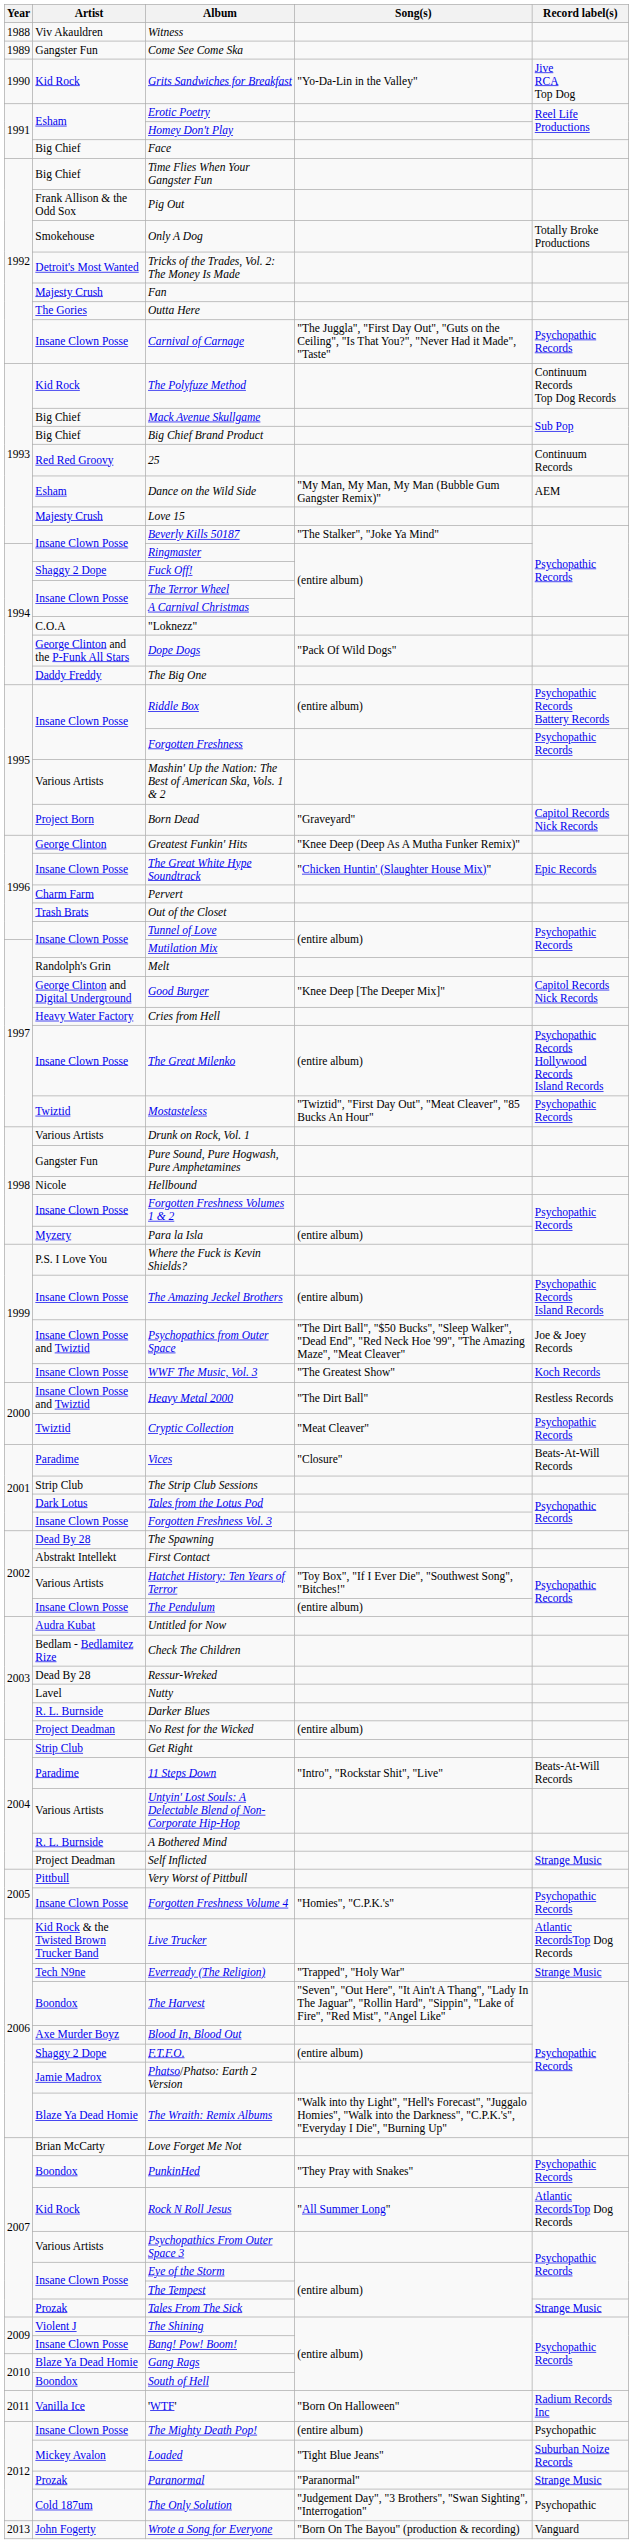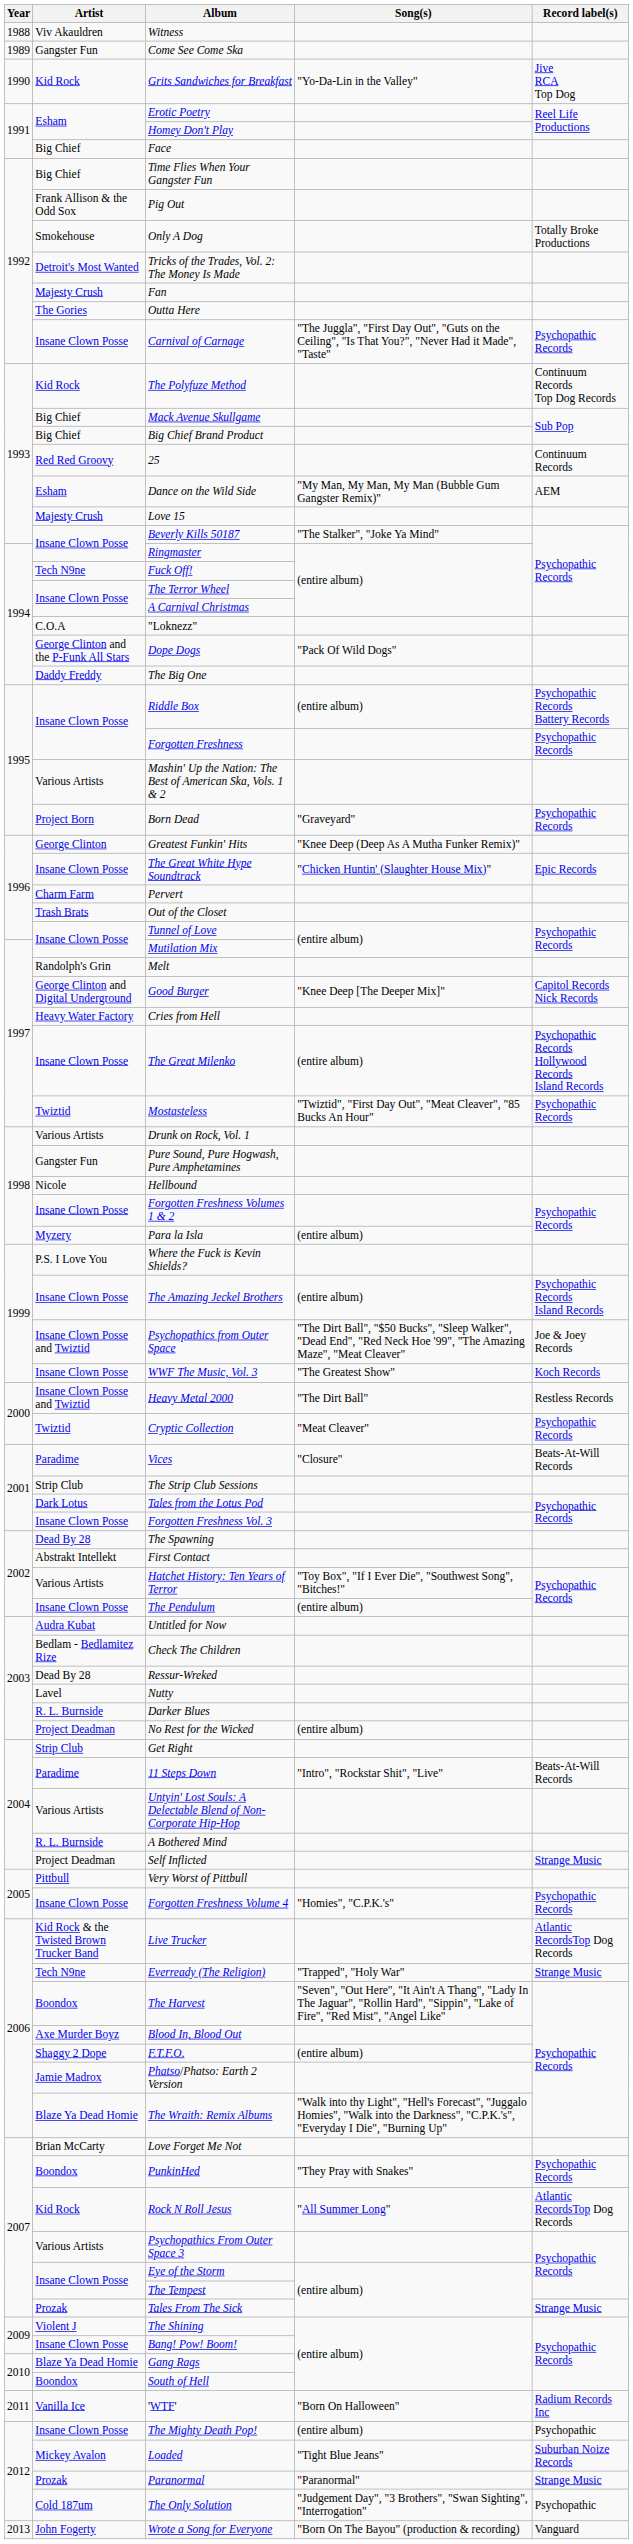(71, 571) Shaggy 2 Dope -> (60, 571) Tech N9ne
(572, 819) Capitol Records Nick Records -> (565, 819) Psychopathic Records
